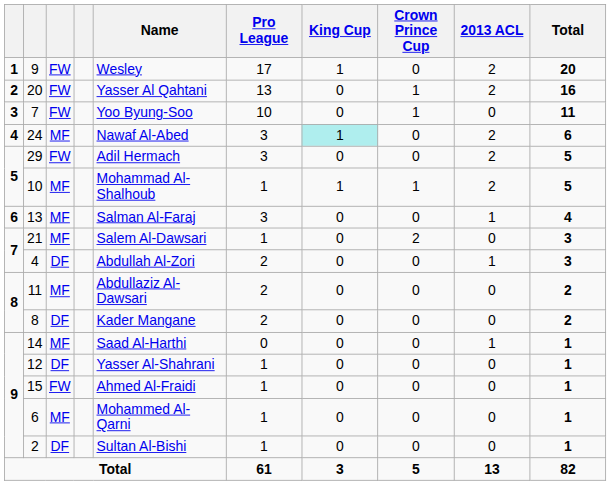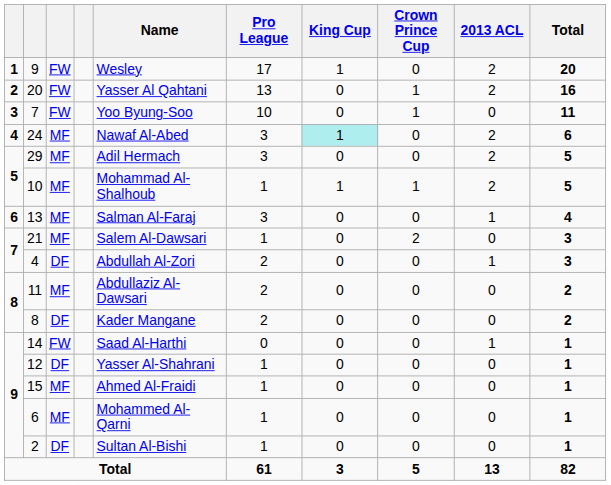(60, 157) FW -> (60, 157) MF
(60, 343) MF -> (60, 343) FW
(60, 387) FW -> (60, 387) MF
